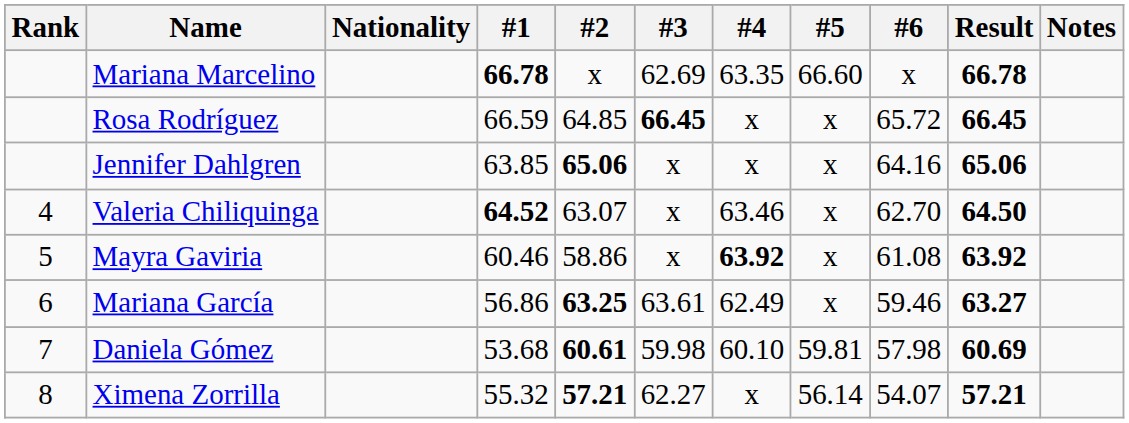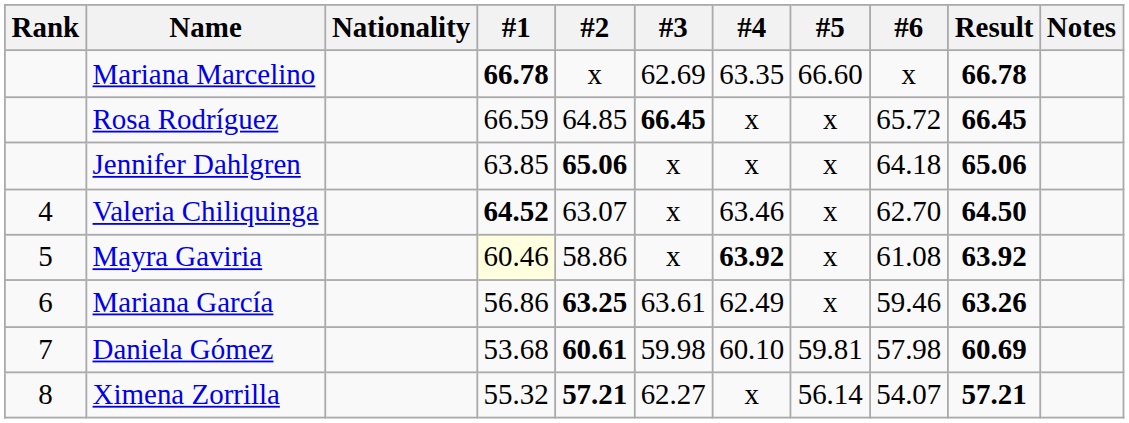(909, 165) 64.16 -> (909, 165) 64.18
(516, 257) no background -> (516, 257) lightyellow background
(994, 303) 63.27 -> (994, 303) 63.26
